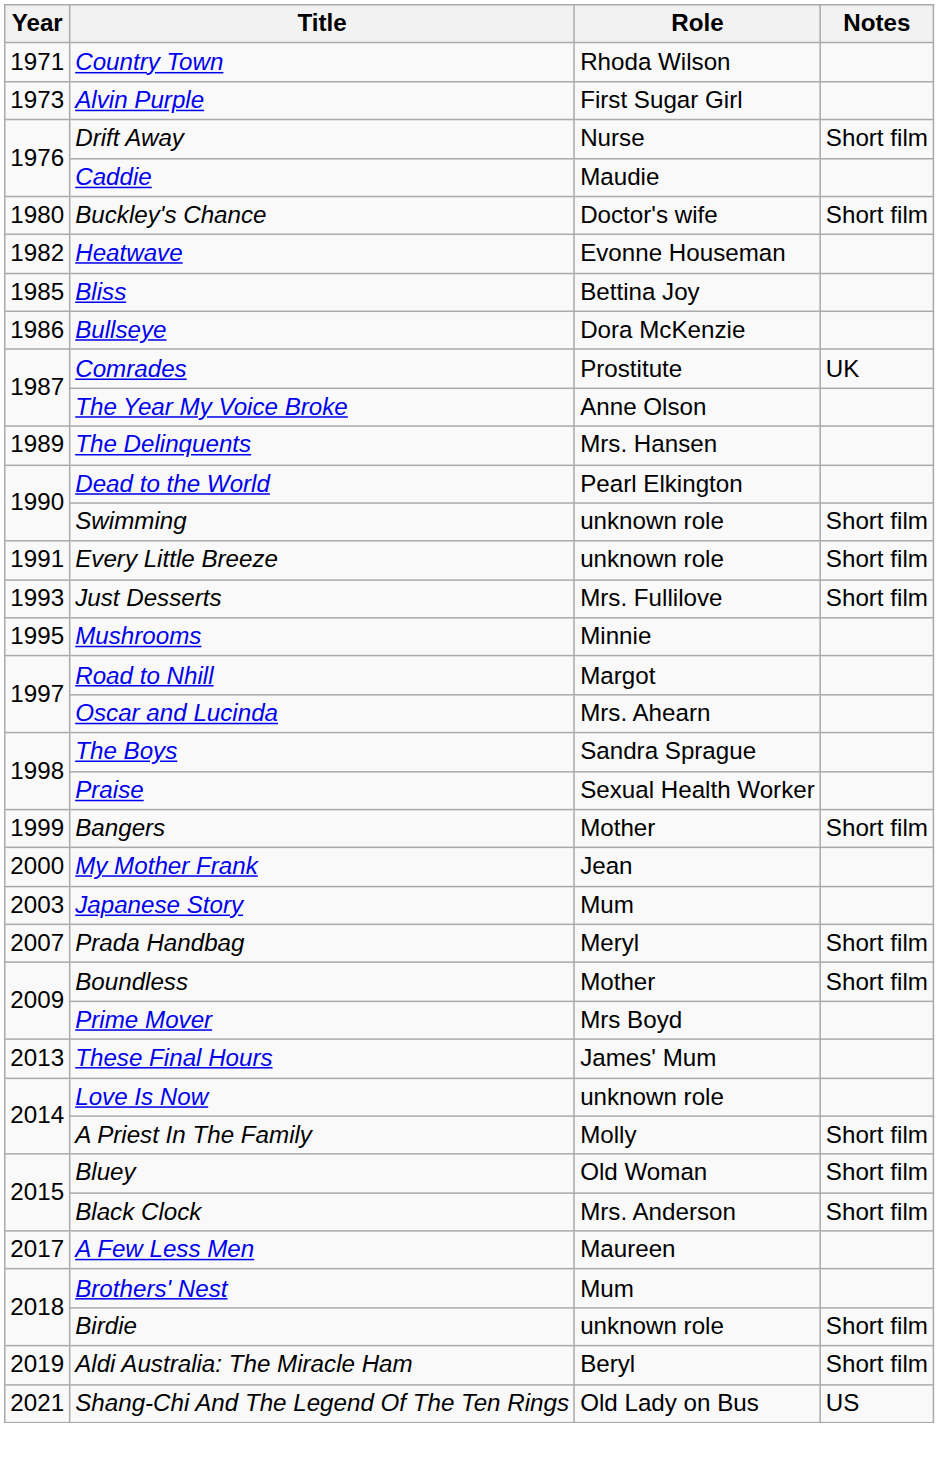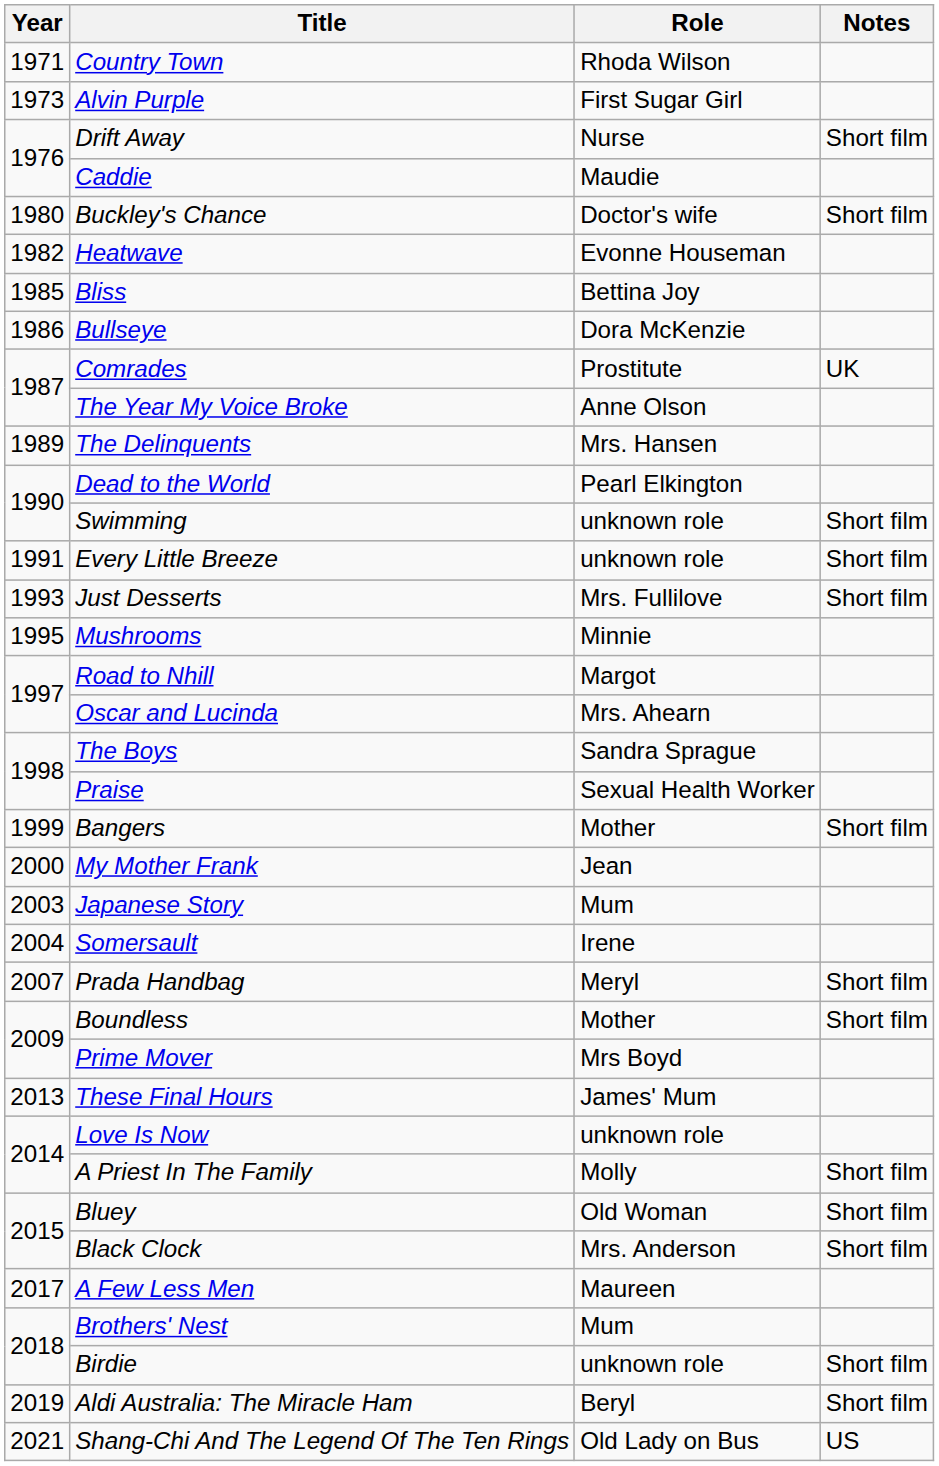+ row: (136, 943)
